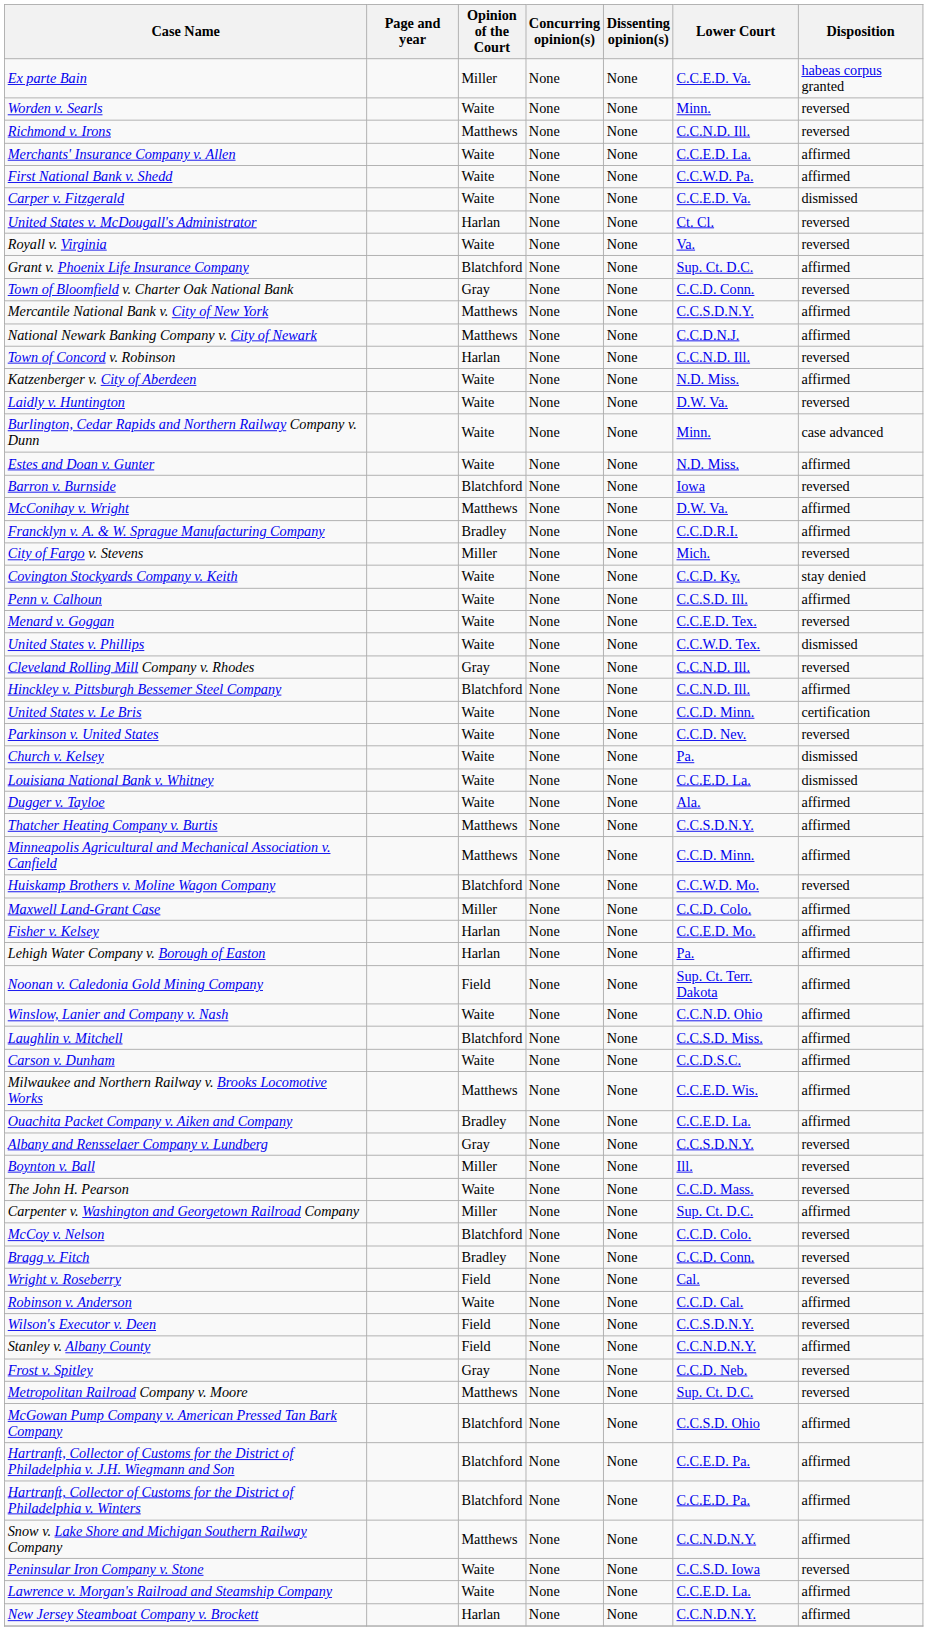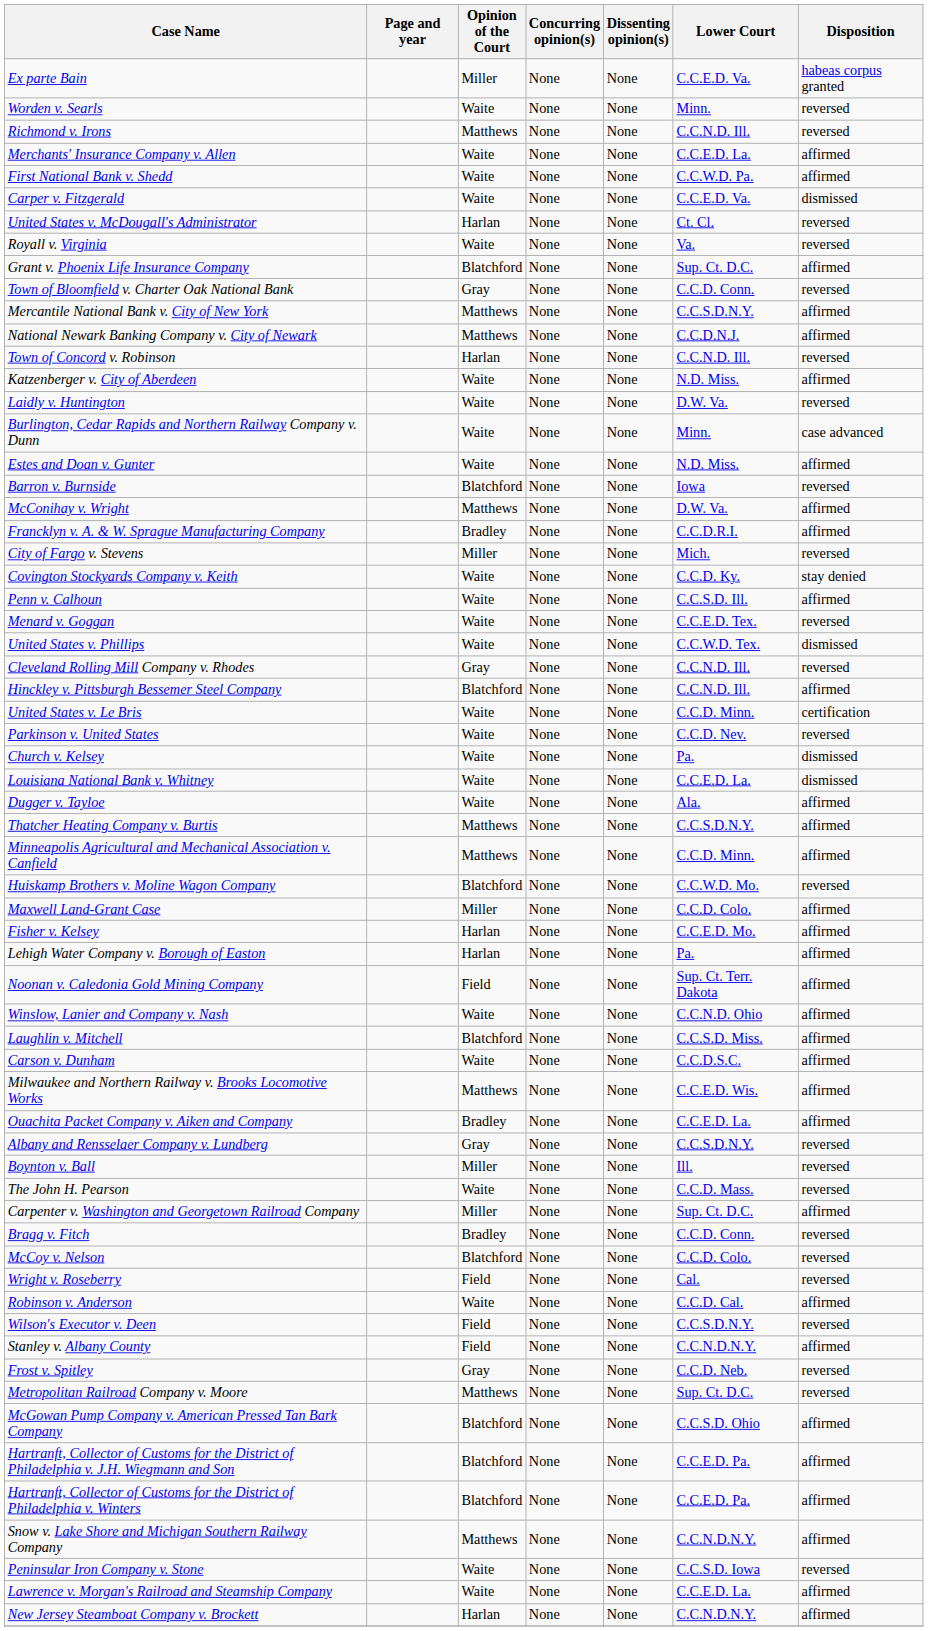rows swapped: (49, 1257) <-> (56, 1234)
